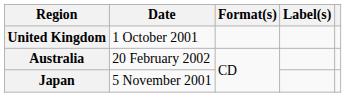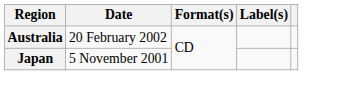- row: (57, 37)
